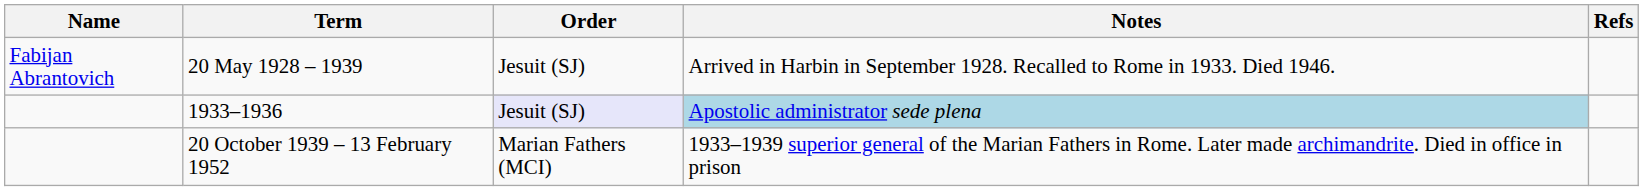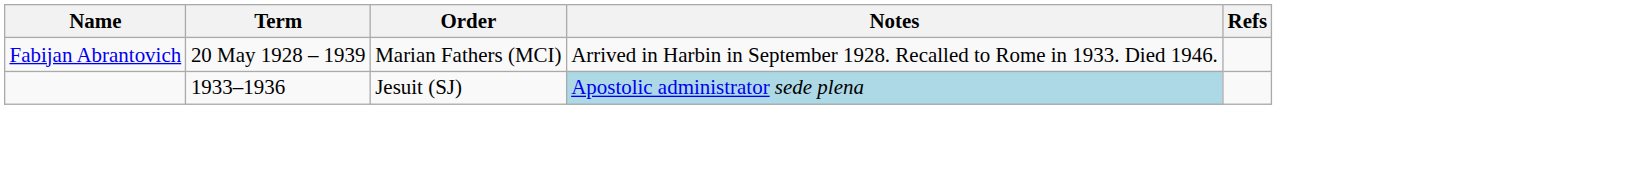(542, 66) Jesuit (SJ) -> (468, 54) Marian Fathers (MCI)
(542, 111) lavender background -> (419, 87) no background
- row: (320, 156)
